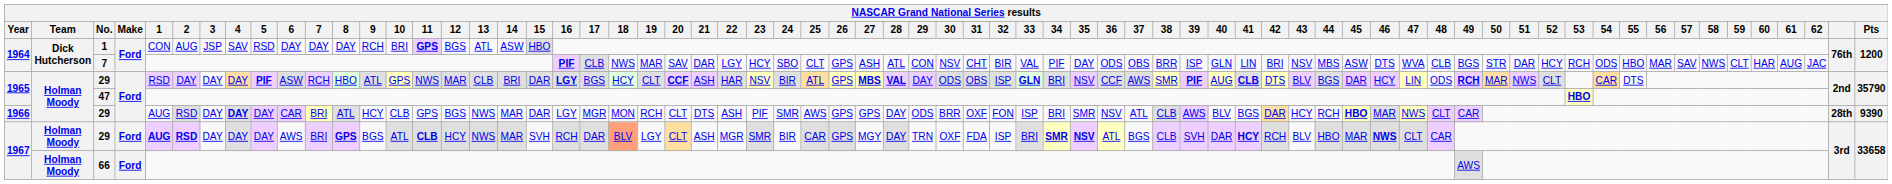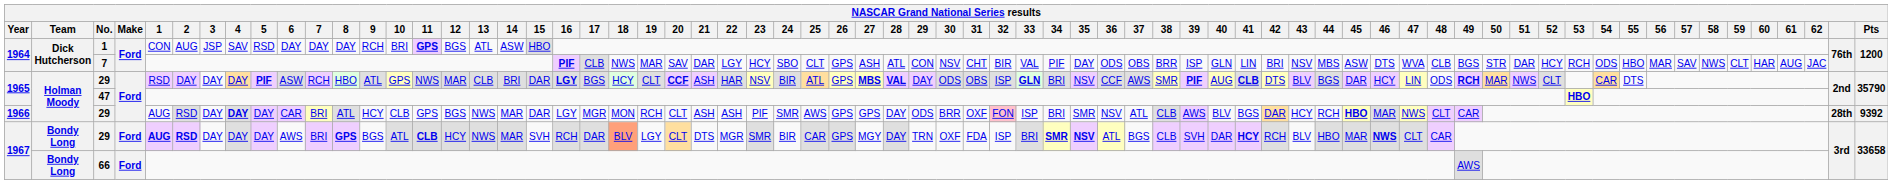(704, 114) DTS -> (704, 114) ASH
(1003, 114) no background -> (1003, 114) pink background
(1871, 114) 9390 -> (1871, 114) 9392
(63, 136) Holman Moody -> (63, 136) Bondy Long
(704, 136) ASH -> (704, 136) DTS
(63, 165) Holman Moody -> (63, 165) Bondy Long
